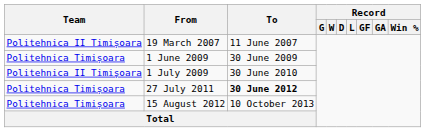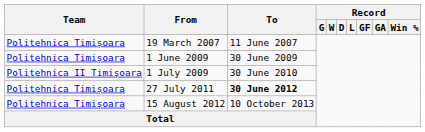(74, 42) Politehnica II Timișoara -> (66, 42) Politehnica Timișoara
